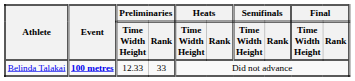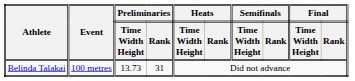(92, 68) bold -> (91, 68) normal
(133, 68) 12.33 -> (131, 68) 13.73
(161, 68) 33 -> (160, 68) 31
